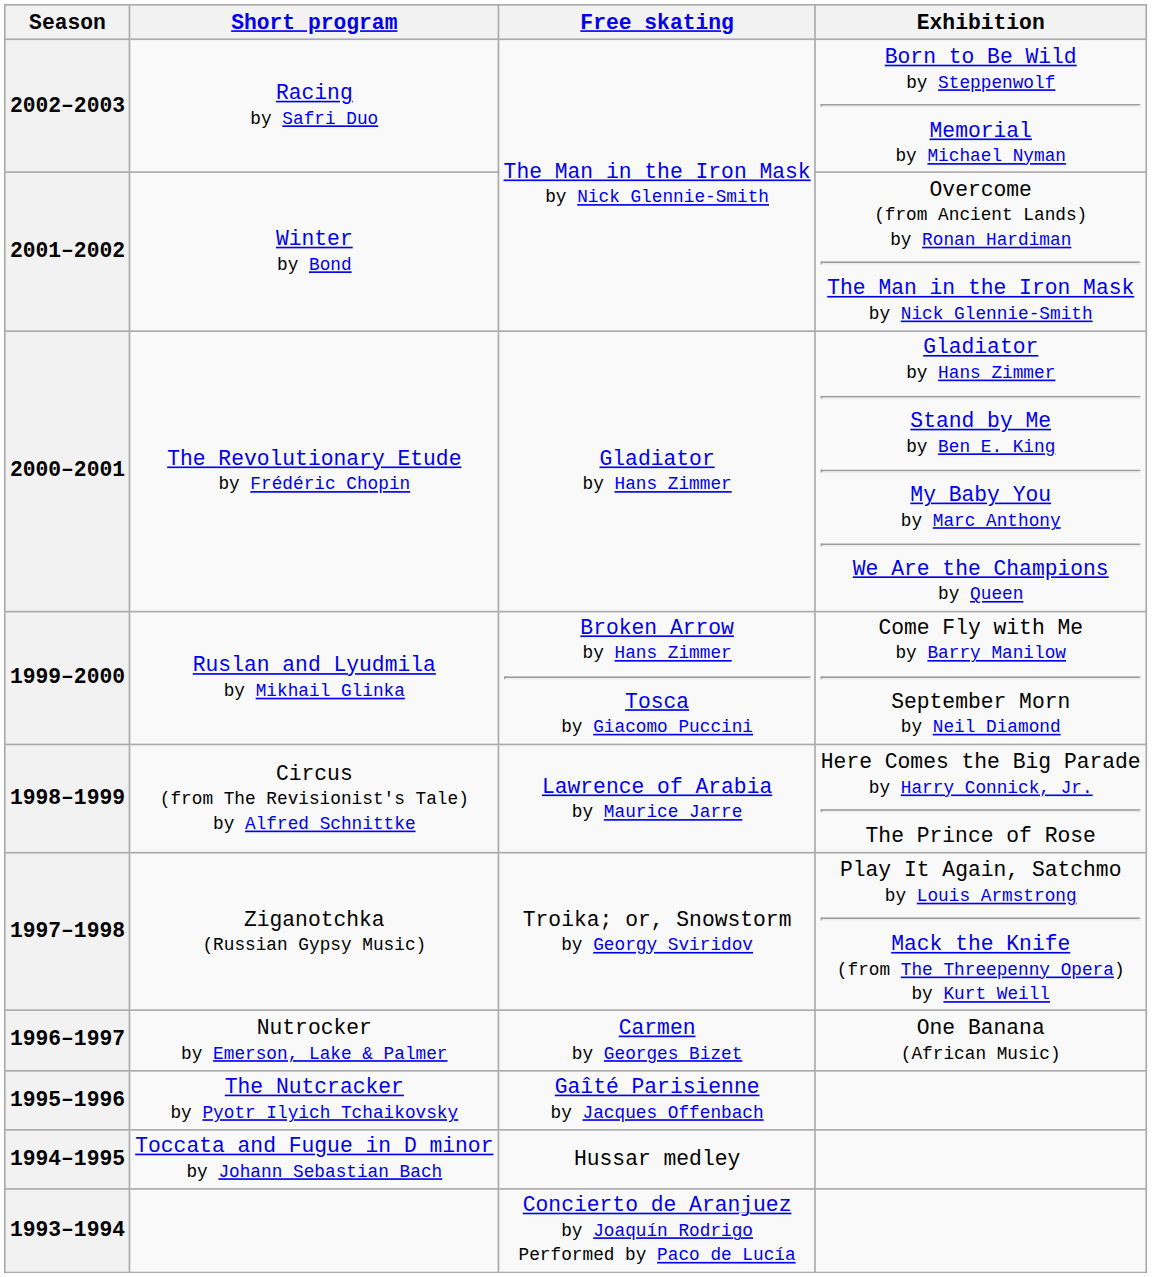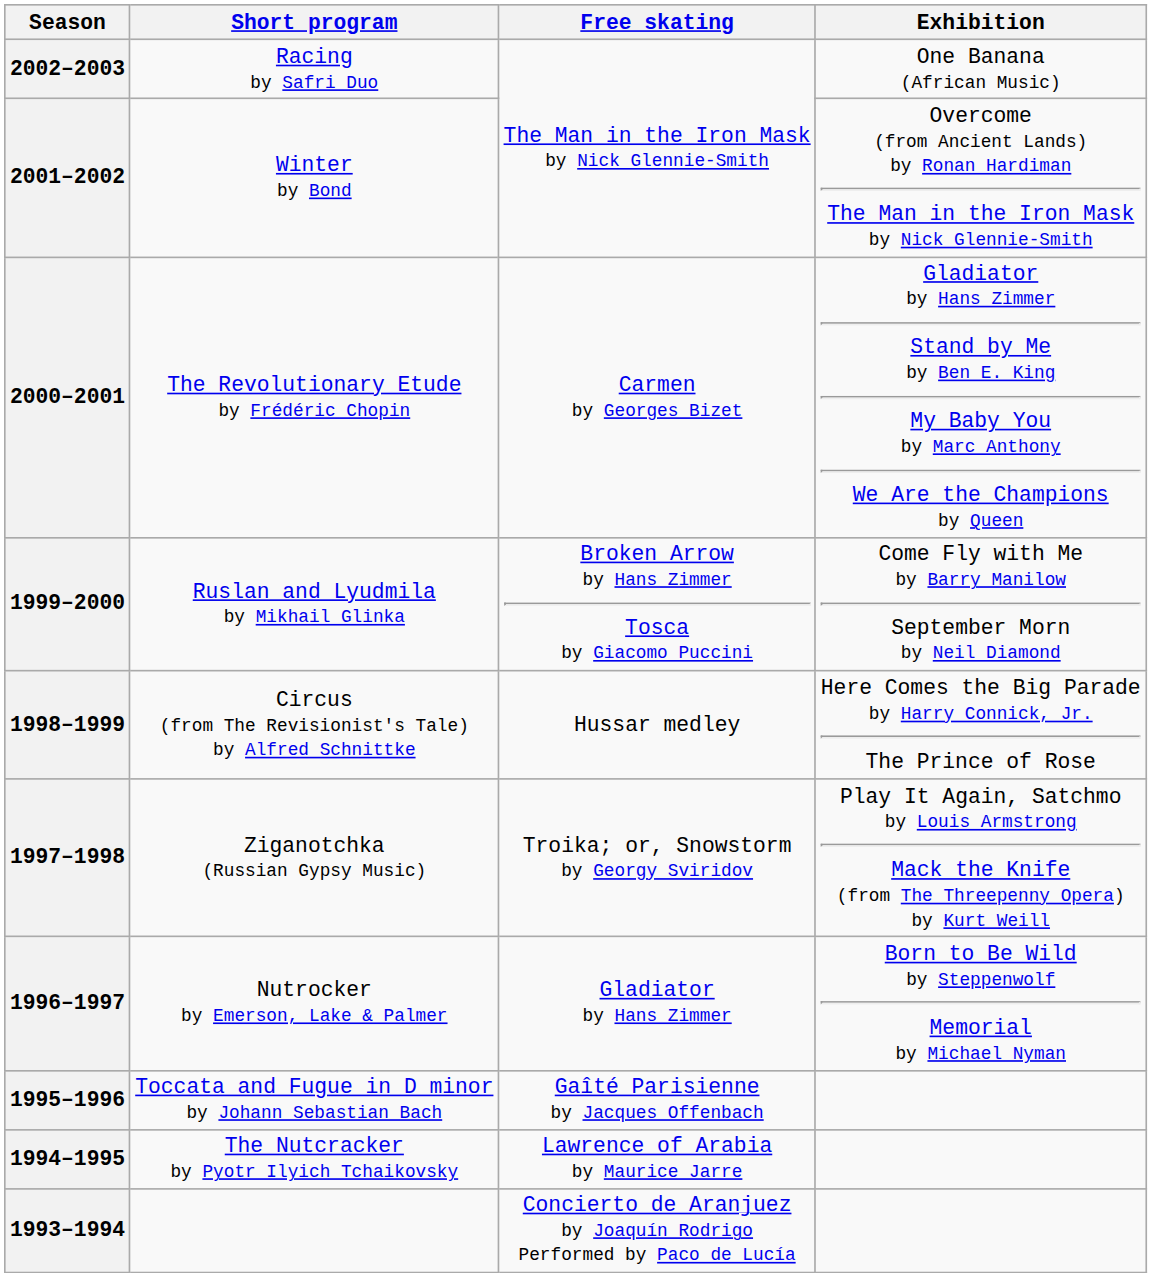(981, 105) Born to Be Wild by Steppenwolf Memorial by Michael Nyman -> (981, 68) One Banana (African Music)
(657, 470) Gladiator by Hans Zimmer -> (657, 396) Carmen by Georges Bizet
(657, 798) Lawrence of Arabia by Maurice Jarre -> (657, 725) Hussar medley
(657, 1040) Carmen by Georges Bizet -> (657, 1003) Gladiator by Hans Zimmer
(981, 1040) One Banana (African Music) -> (981, 1003) Born to Be Wild by Steppenwolf Memorial by Michael Nyman
(314, 1099) The Nutcracker by Pyotr Ilyich Tchaikovsky -> (314, 1099) Toccata and Fugue in D minor by Johann Sebastian Bach
(314, 1158) Toccata and Fugue in D minor by Johann Sebastian Bach -> (314, 1158) The Nutcracker by Pyotr Ilyich Tchaikovsky
(657, 1159) Hussar medley -> (657, 1158) Lawrence of Arabia by Maurice Jarre
